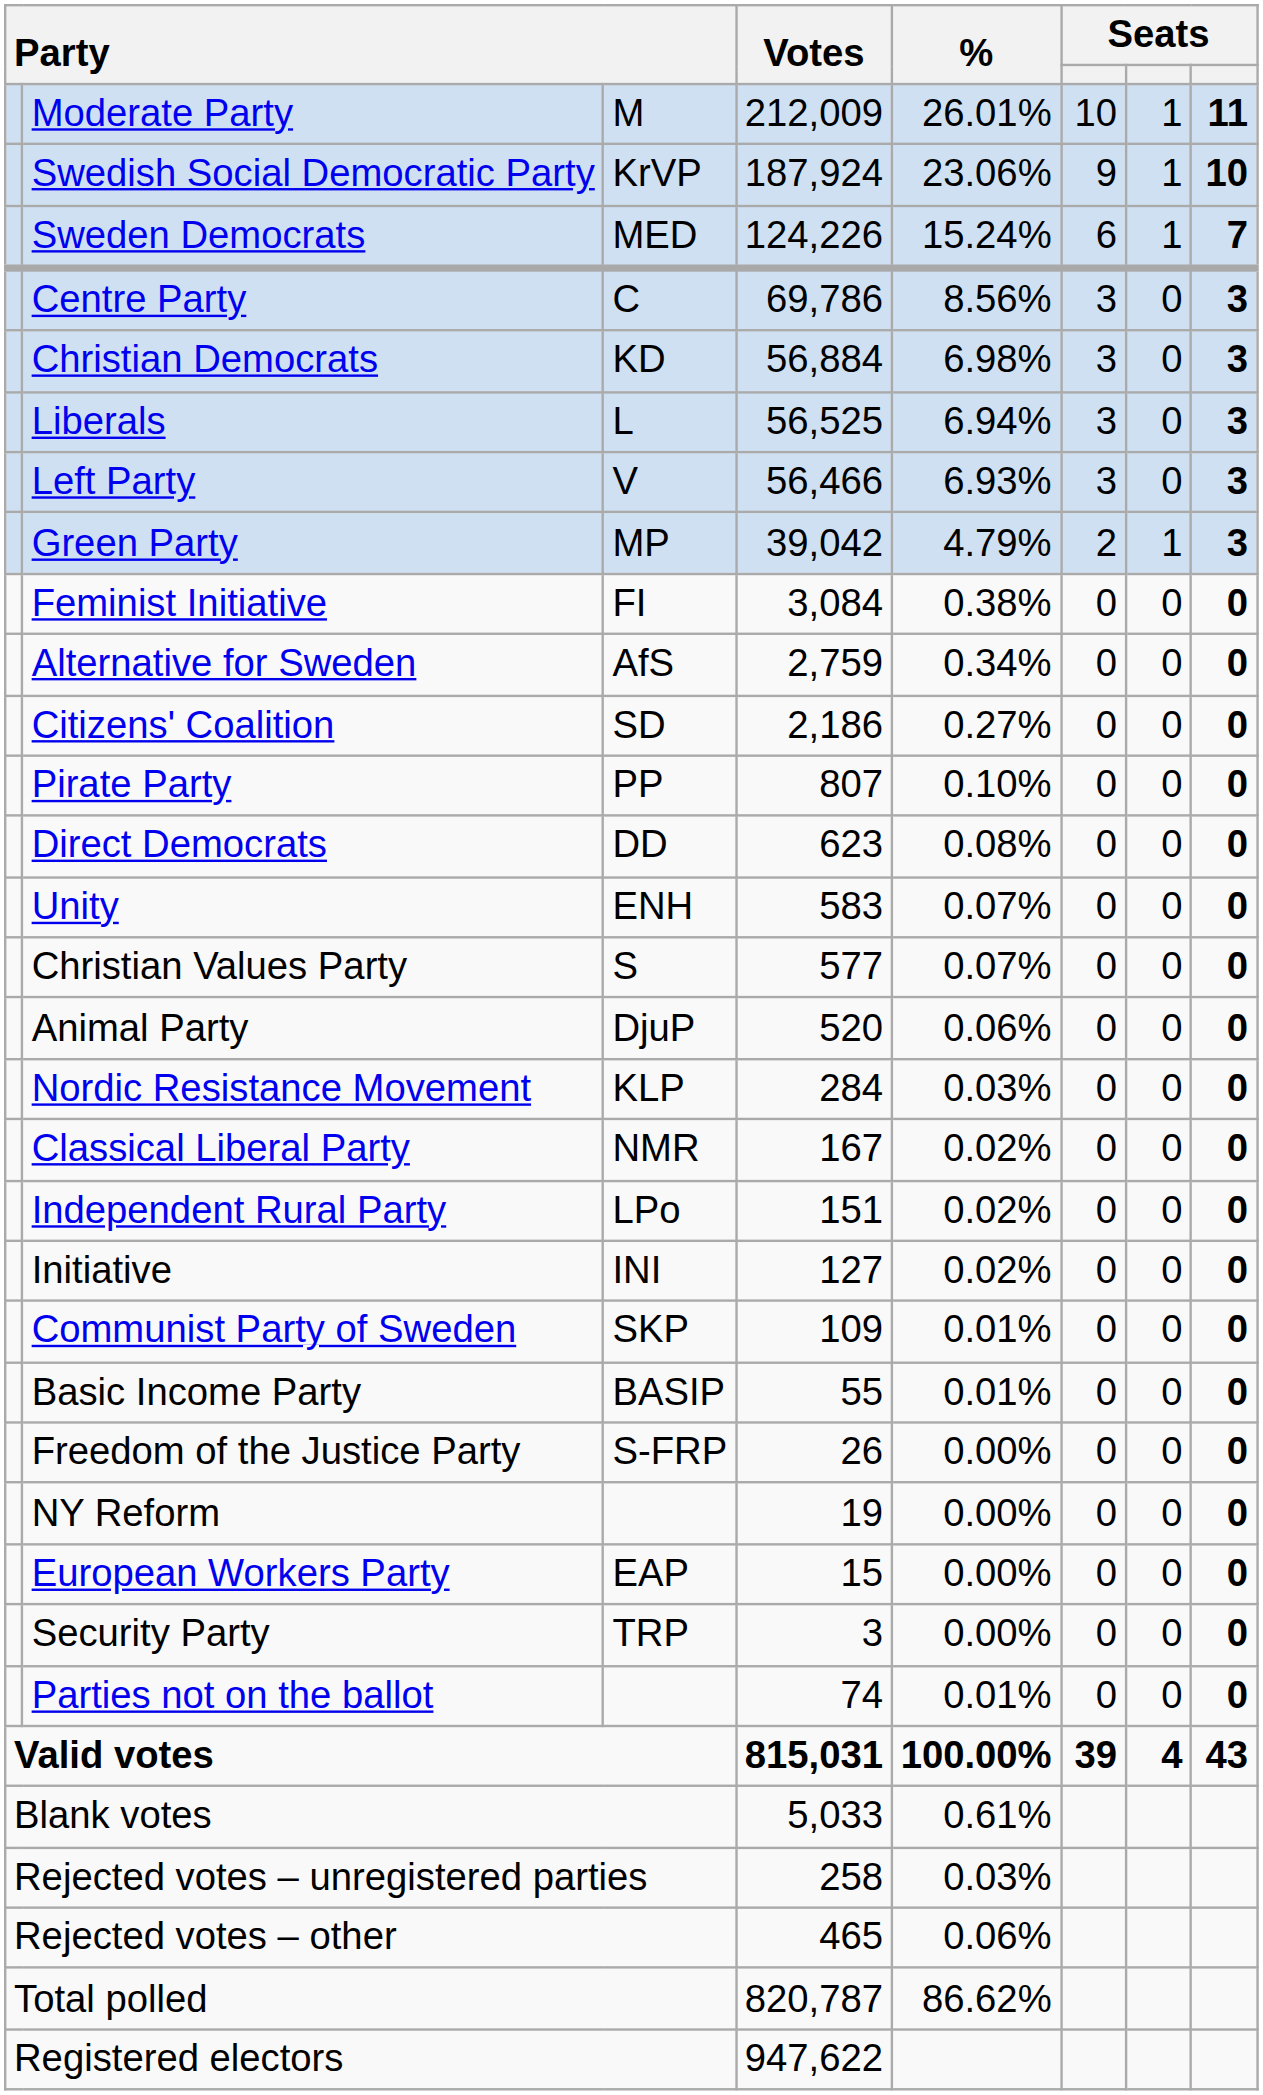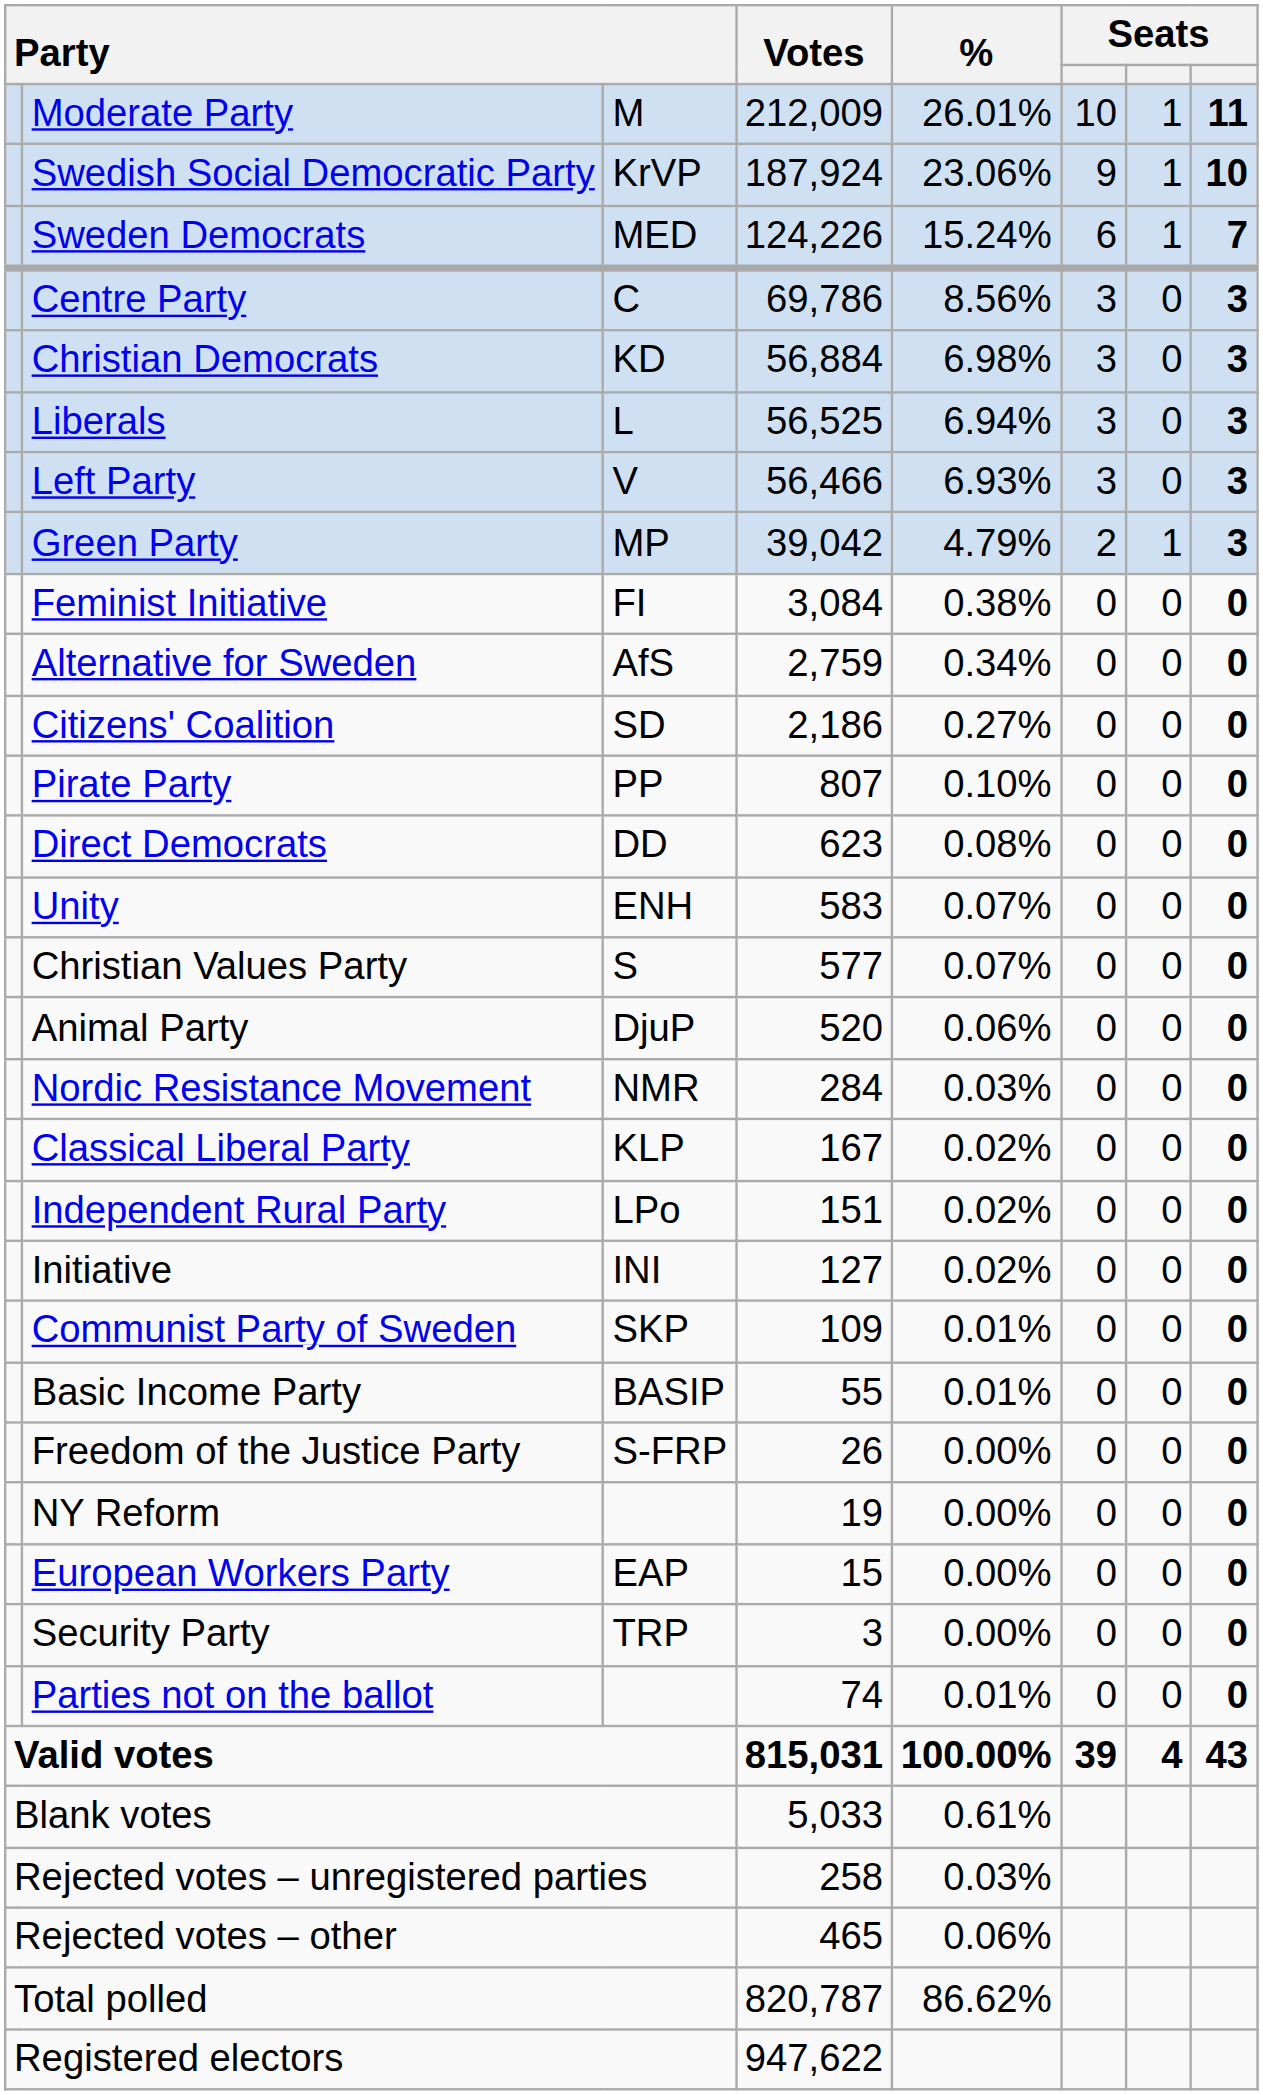(649, 1088) KLP -> (656, 1088) NMR
(656, 1148) NMR -> (649, 1148) KLP
